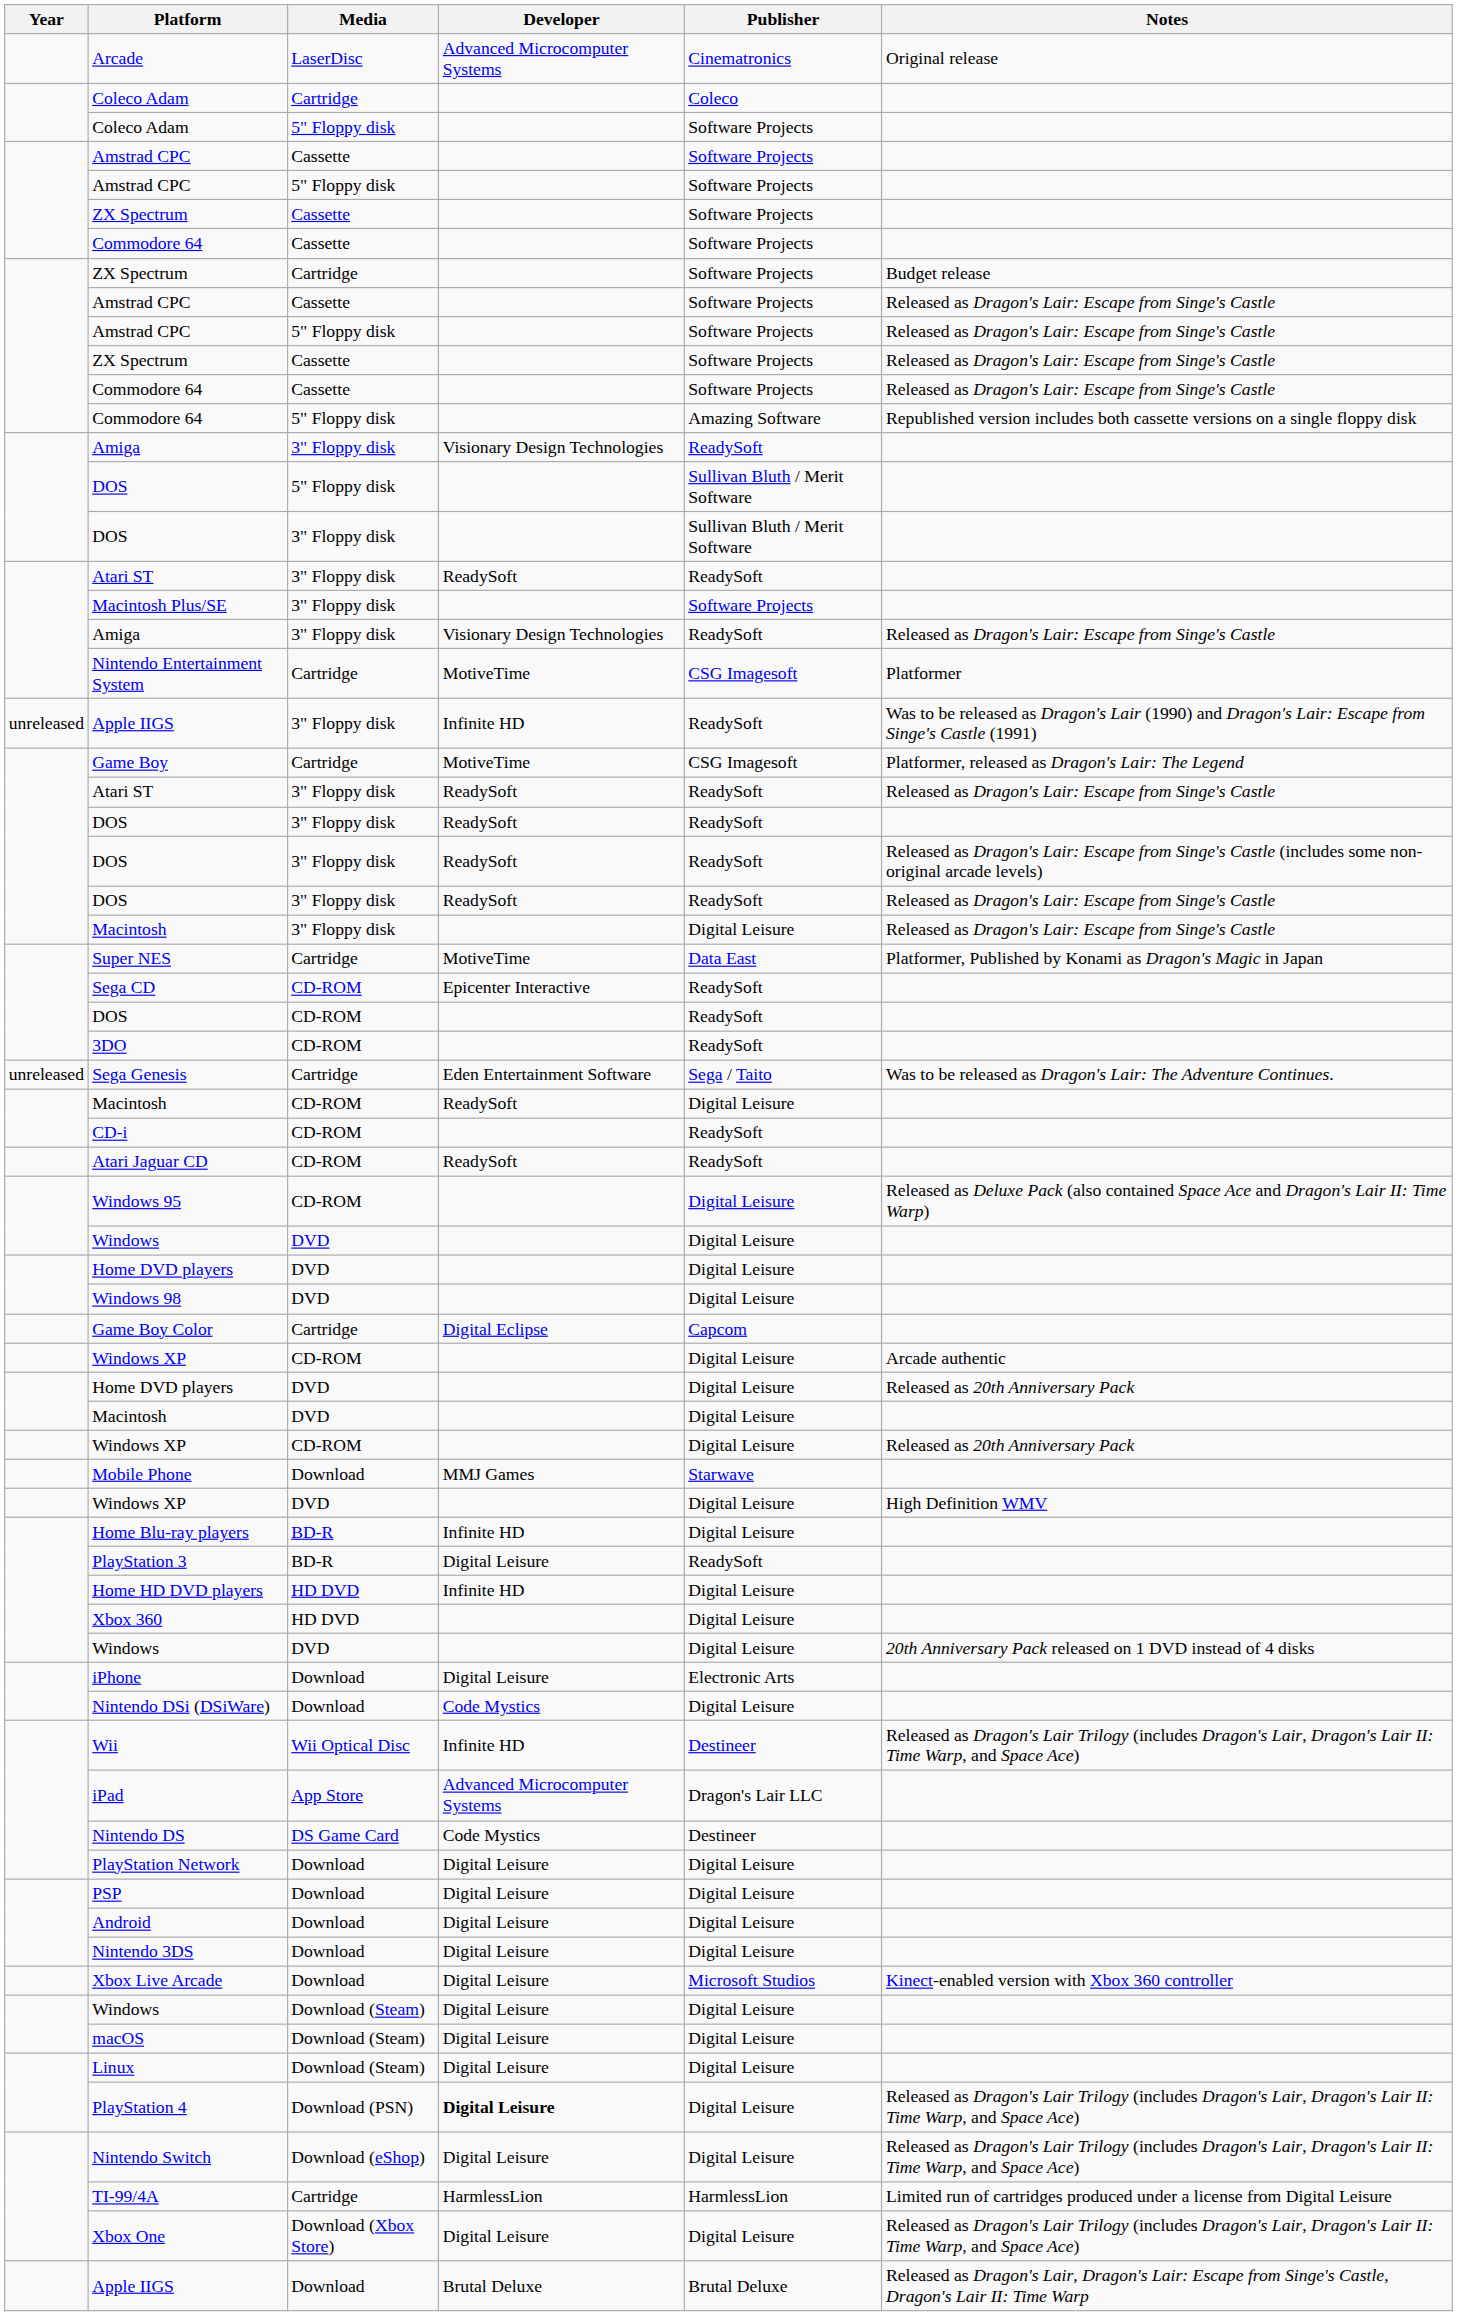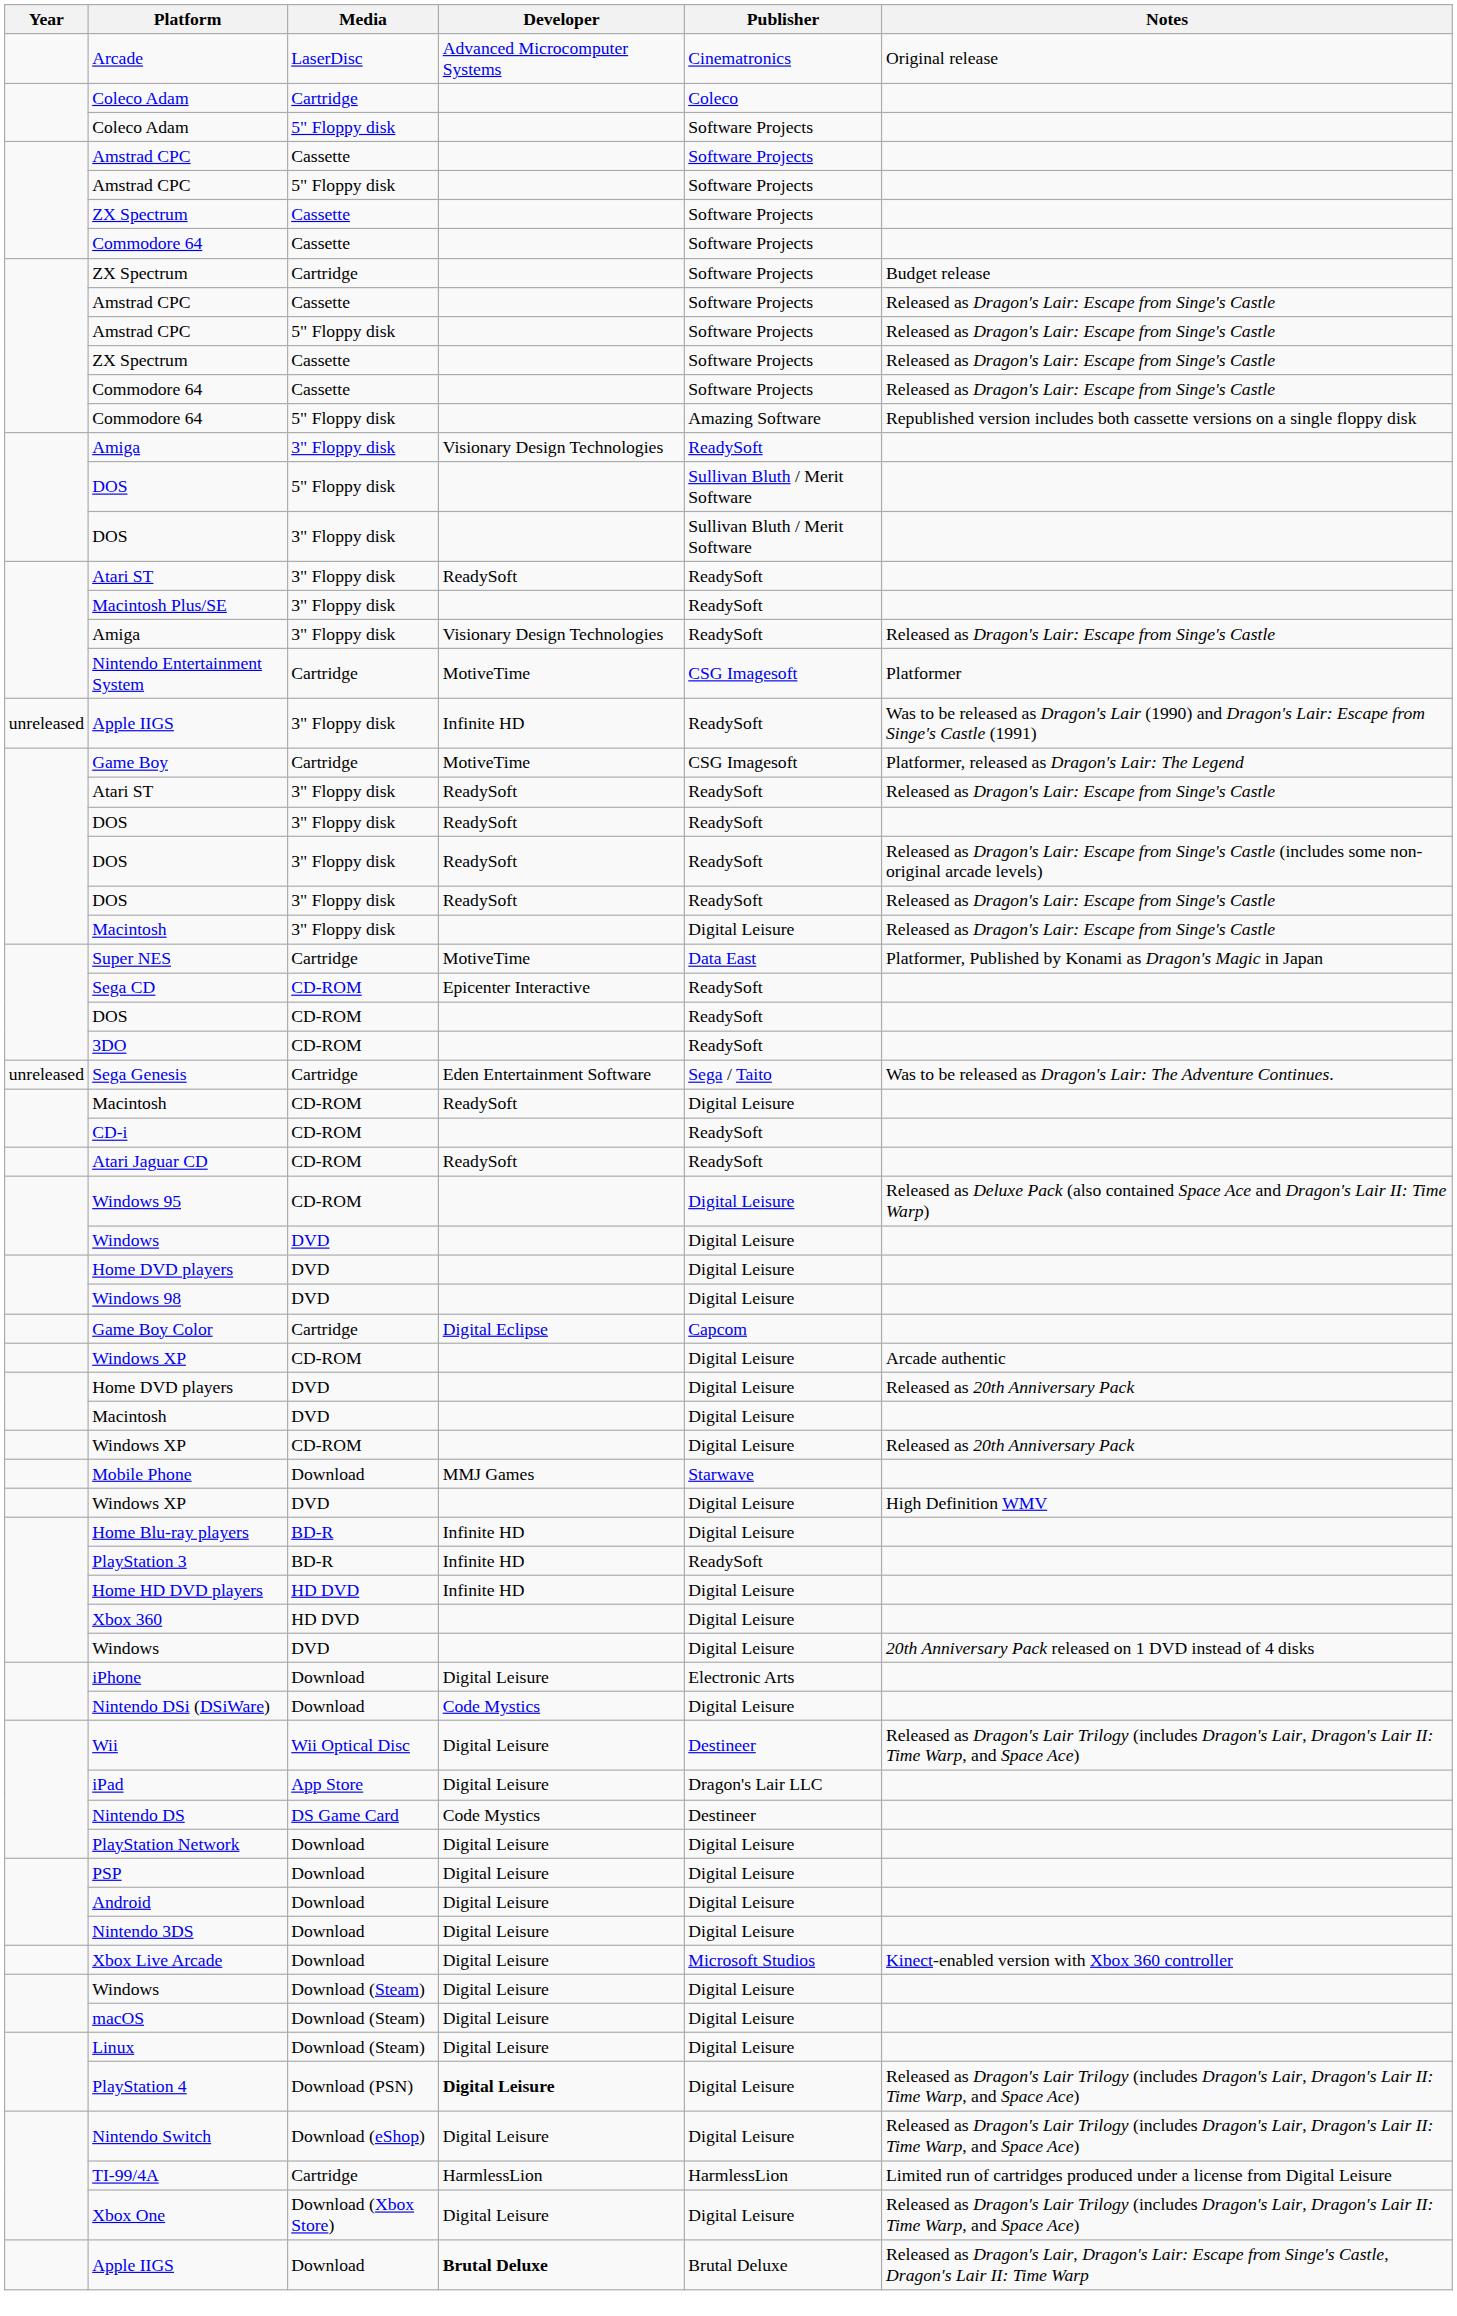(751, 605) Software Projects -> (725, 605) ReadySoft
(496, 1560) Digital Leisure -> (484, 1560) Infinite HD
(484, 1745) Infinite HD -> (496, 1745) Digital Leisure
(535, 1795) Advanced Microcomputer Systems -> (496, 1785) Digital Leisure
(492, 2286) normal -> (495, 2265) bold
